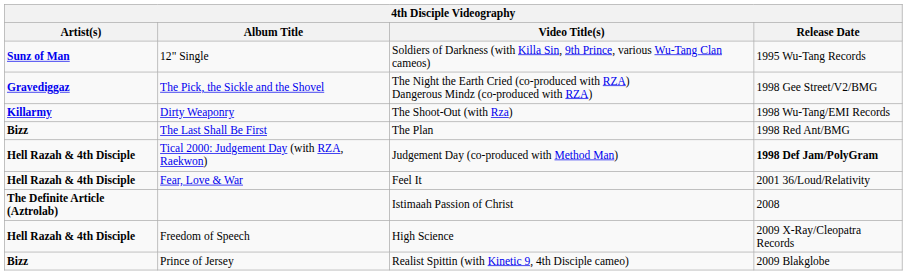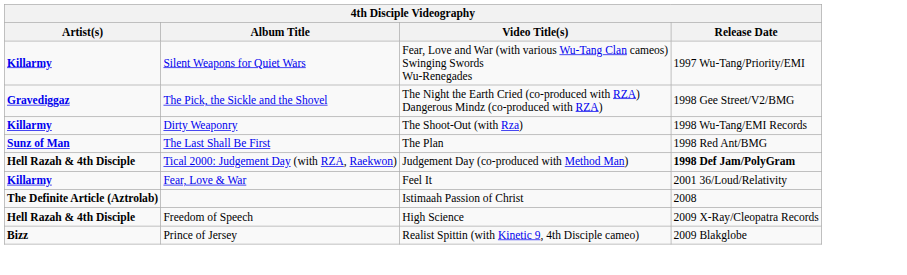- row: (184, 56)
+ row: (235, 63)
(18, 130) Bizz -> (38, 143) Sunz of Man
(71, 180) Hell Razah & 4th Disciple -> (29, 180) Killarmy
